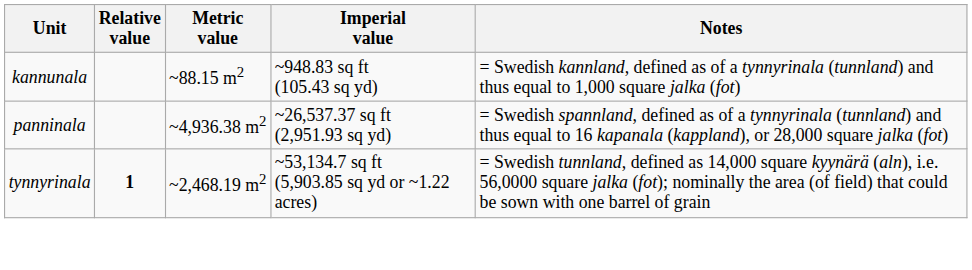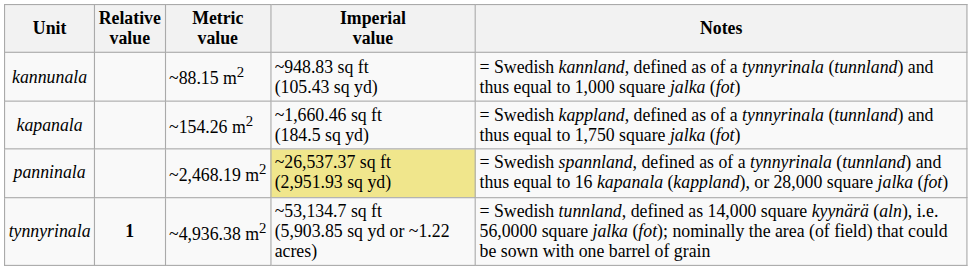+ row: (50, 124)
(218, 124) ~4,936.38 m2 -> (218, 173) ~2,468.19 m2
(333, 124) no background -> (333, 173) khaki background
(218, 182) ~2,468.19 m2 -> (218, 231) ~4,936.38 m2
